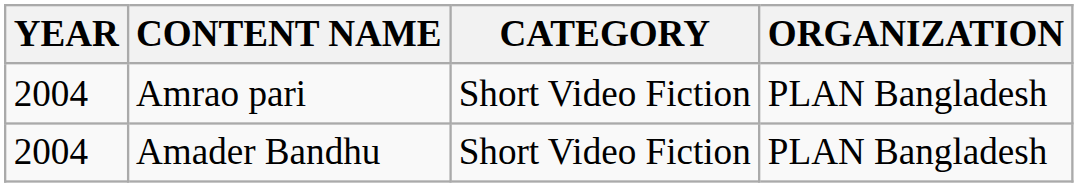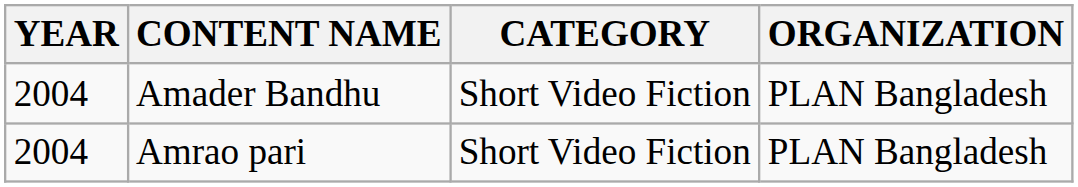rows swapped: (221, 92) <-> (258, 151)
